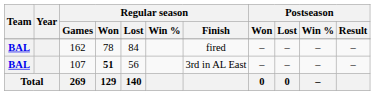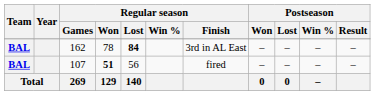(134, 47) normal -> (134, 47) bold
(216, 47) fired -> (216, 47) 3rd in AL East
(216, 65) 3rd in AL East -> (216, 65) fired
